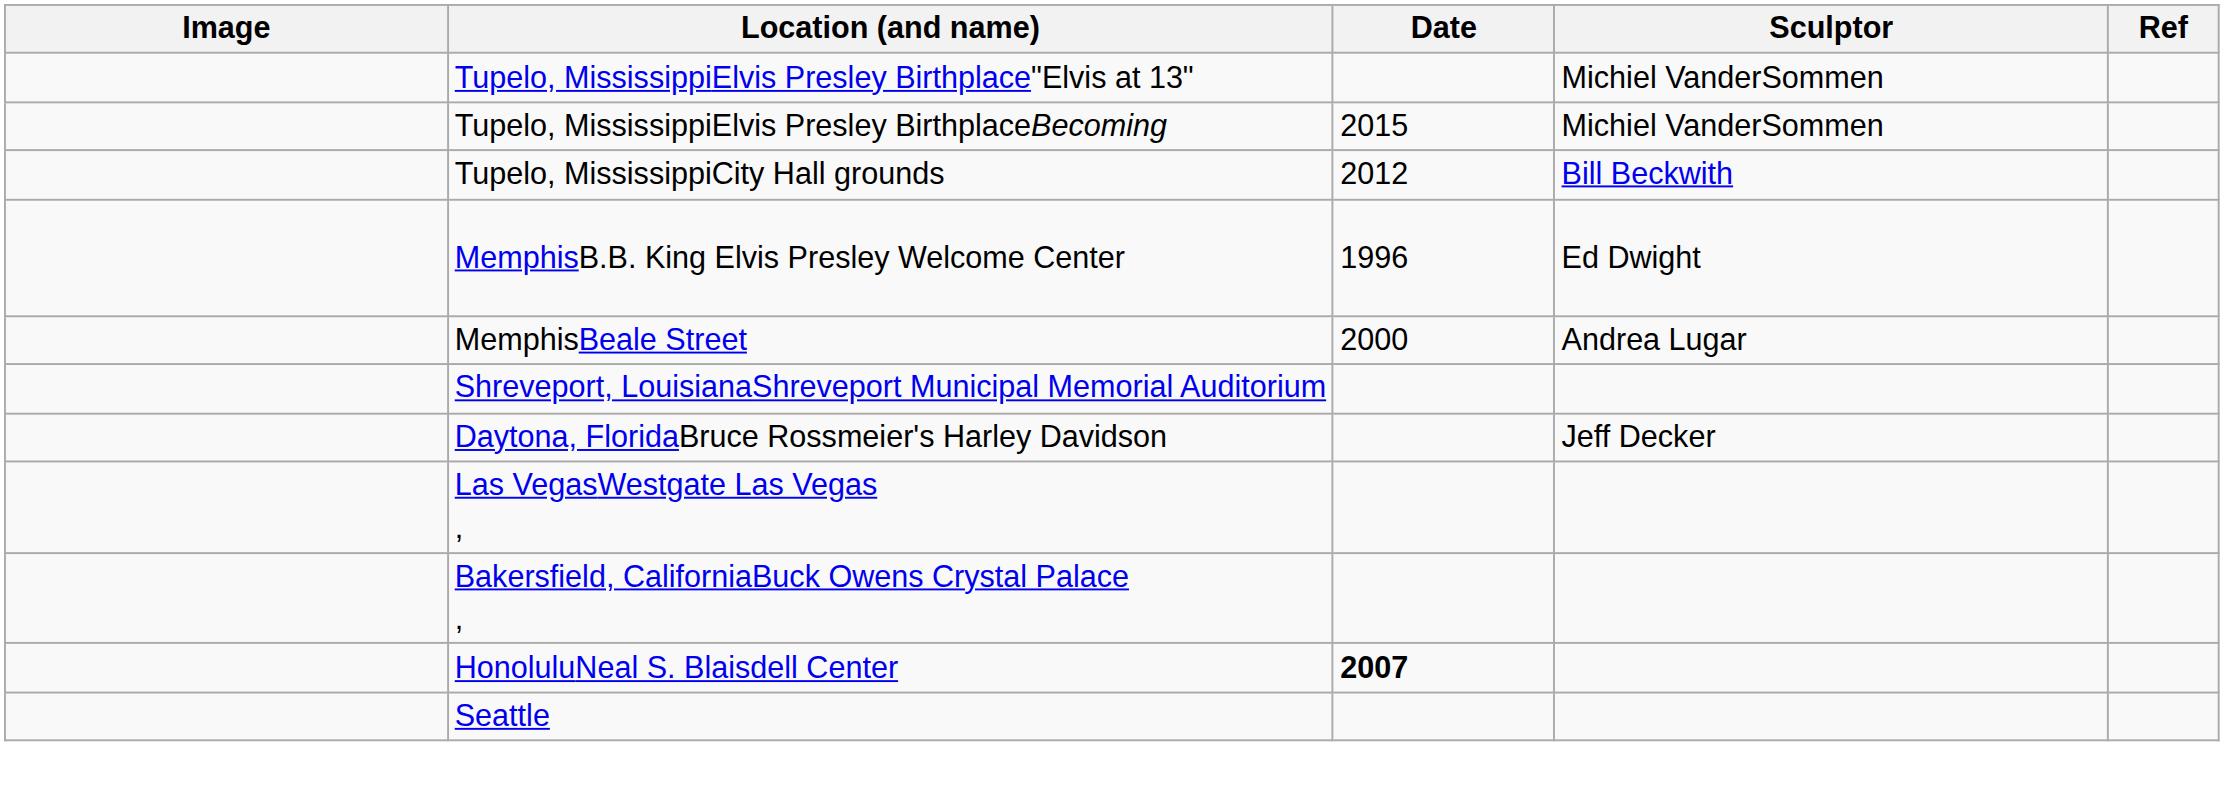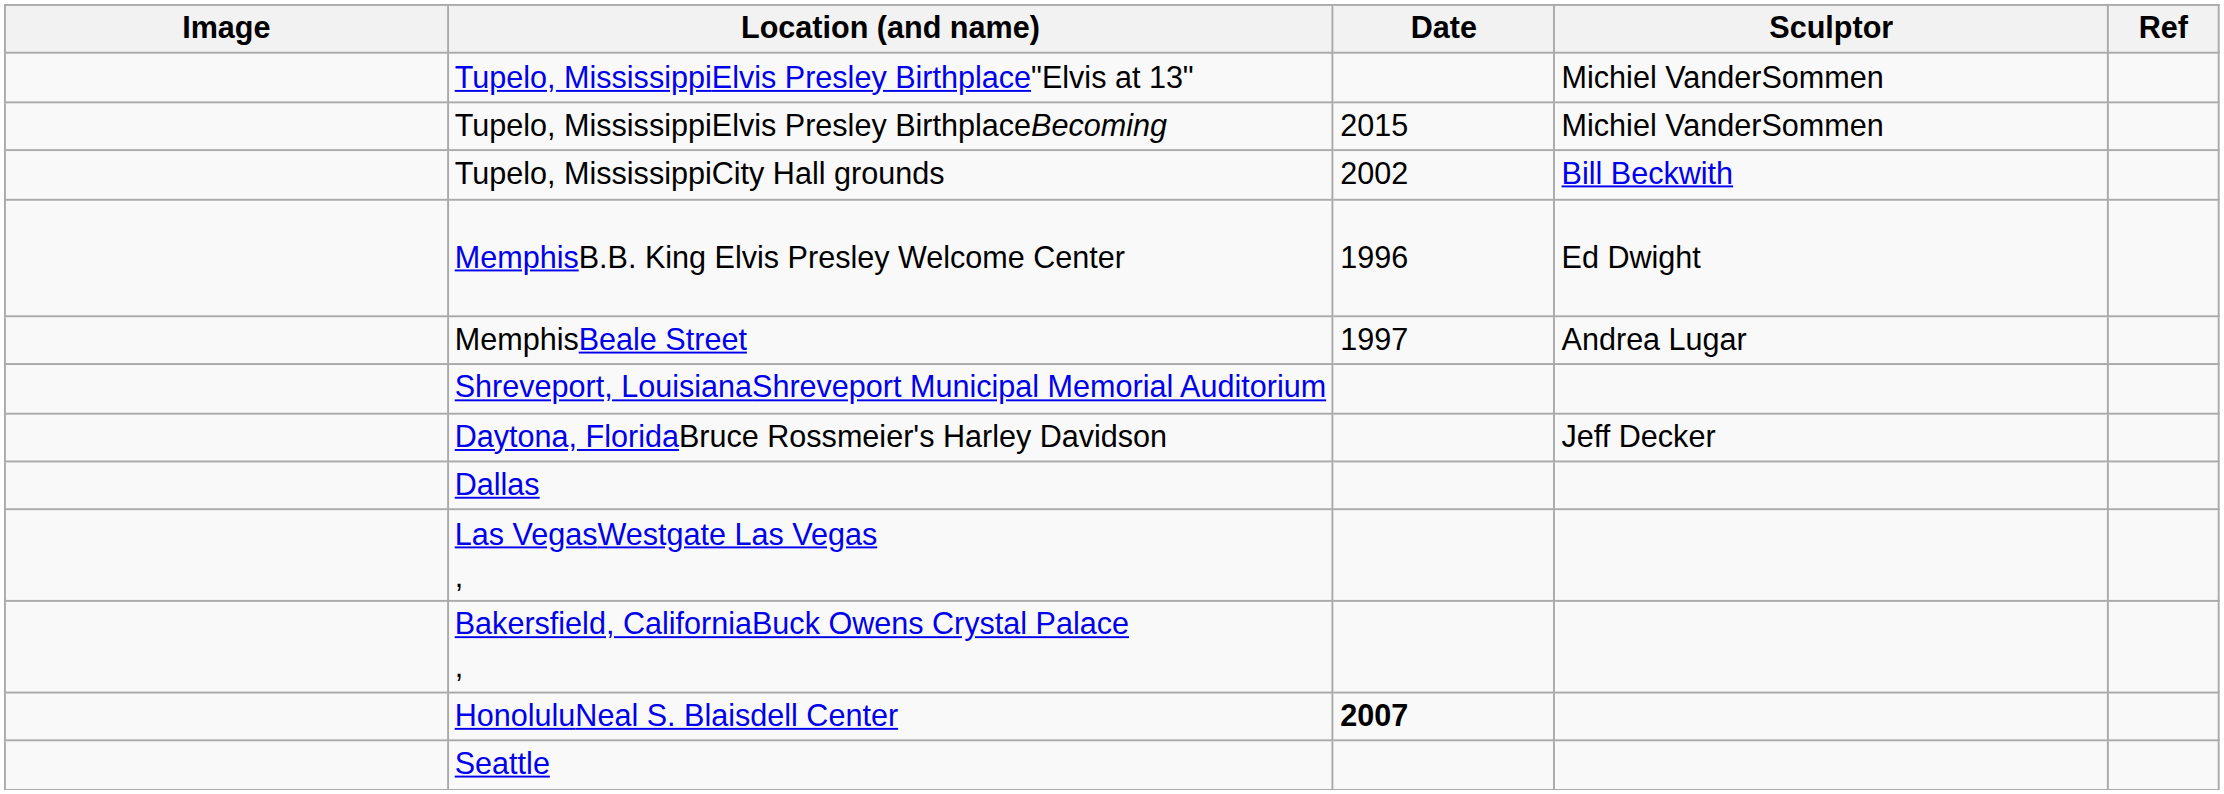(1374, 174) 2012 -> (1374, 174) 2002
(1374, 339) 2000 -> (1374, 339) 1997
+ row: (497, 485)
